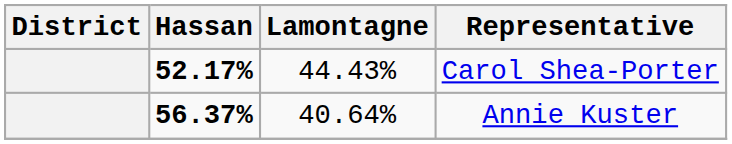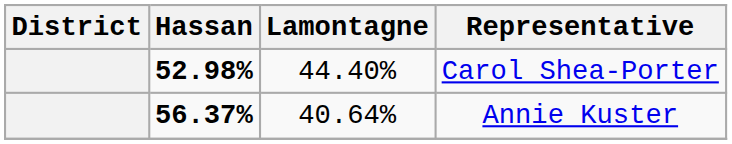(204, 71) 52.17% -> (204, 71) 52.98%
(347, 71) 44.43% -> (347, 71) 44.40%
